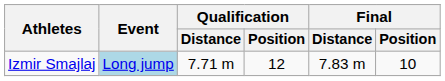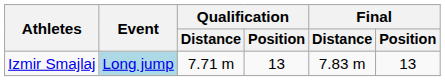(277, 64) 12 -> (277, 64) 13
(408, 64) 10 -> (408, 64) 13
